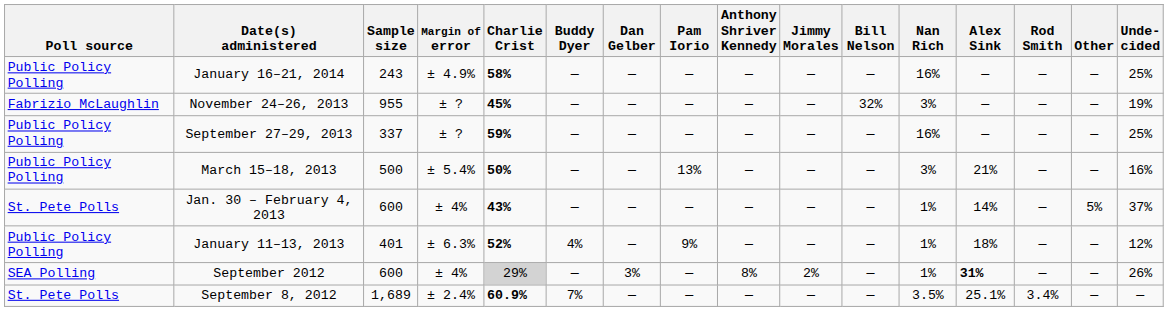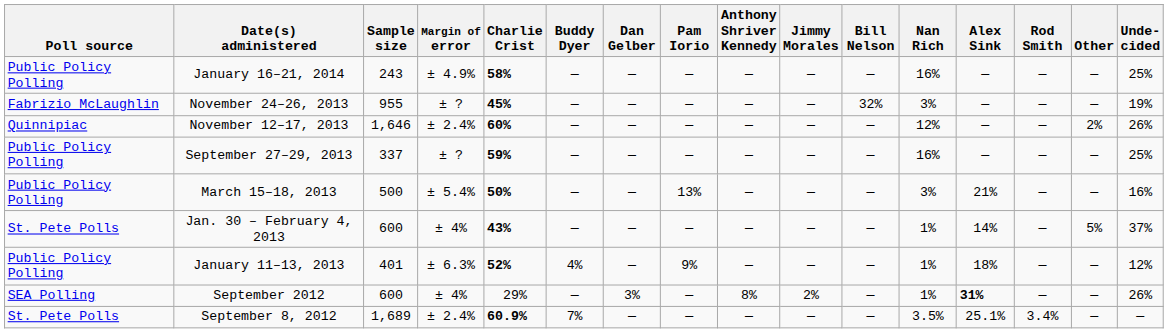+ row: (269, 126)
(515, 274) lightgrey background -> (515, 295) no background
